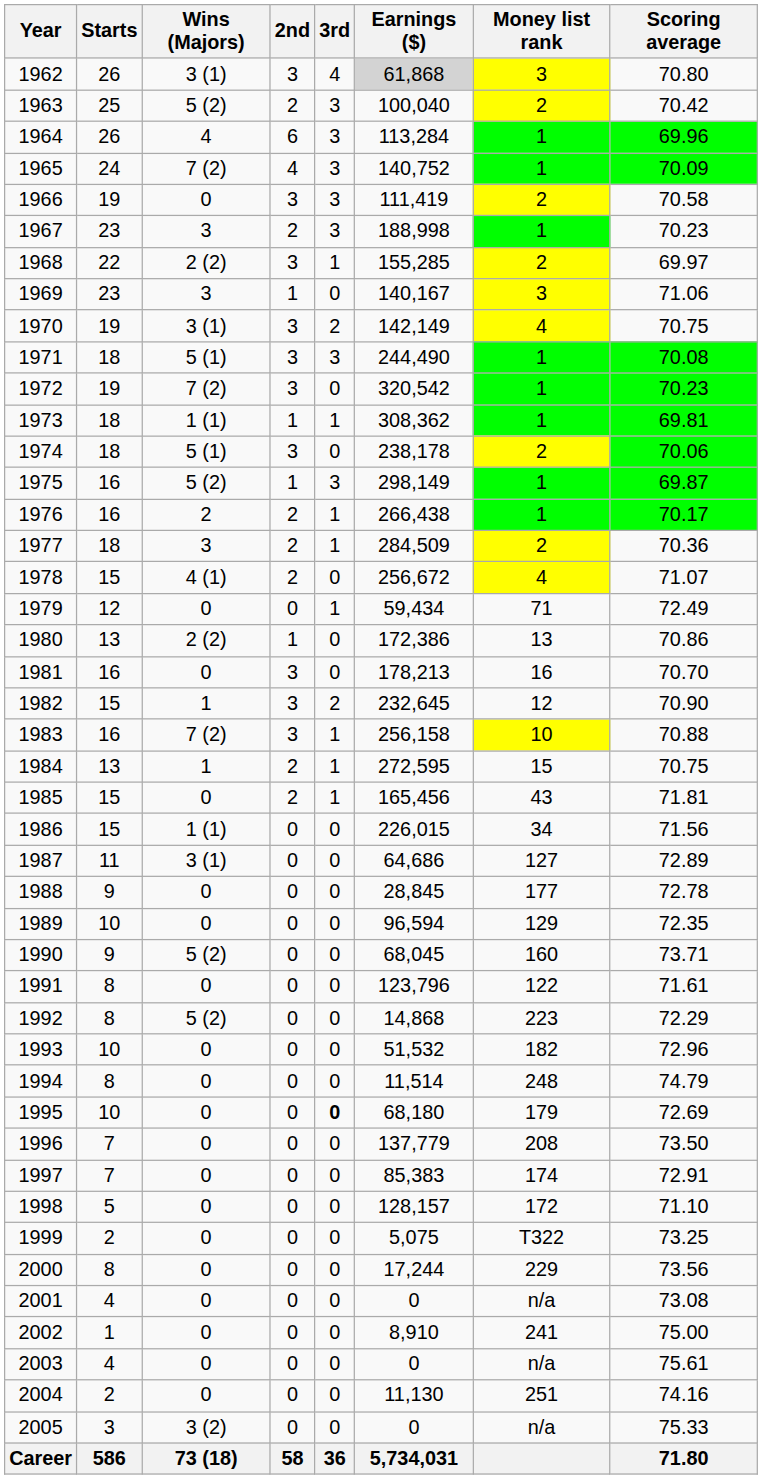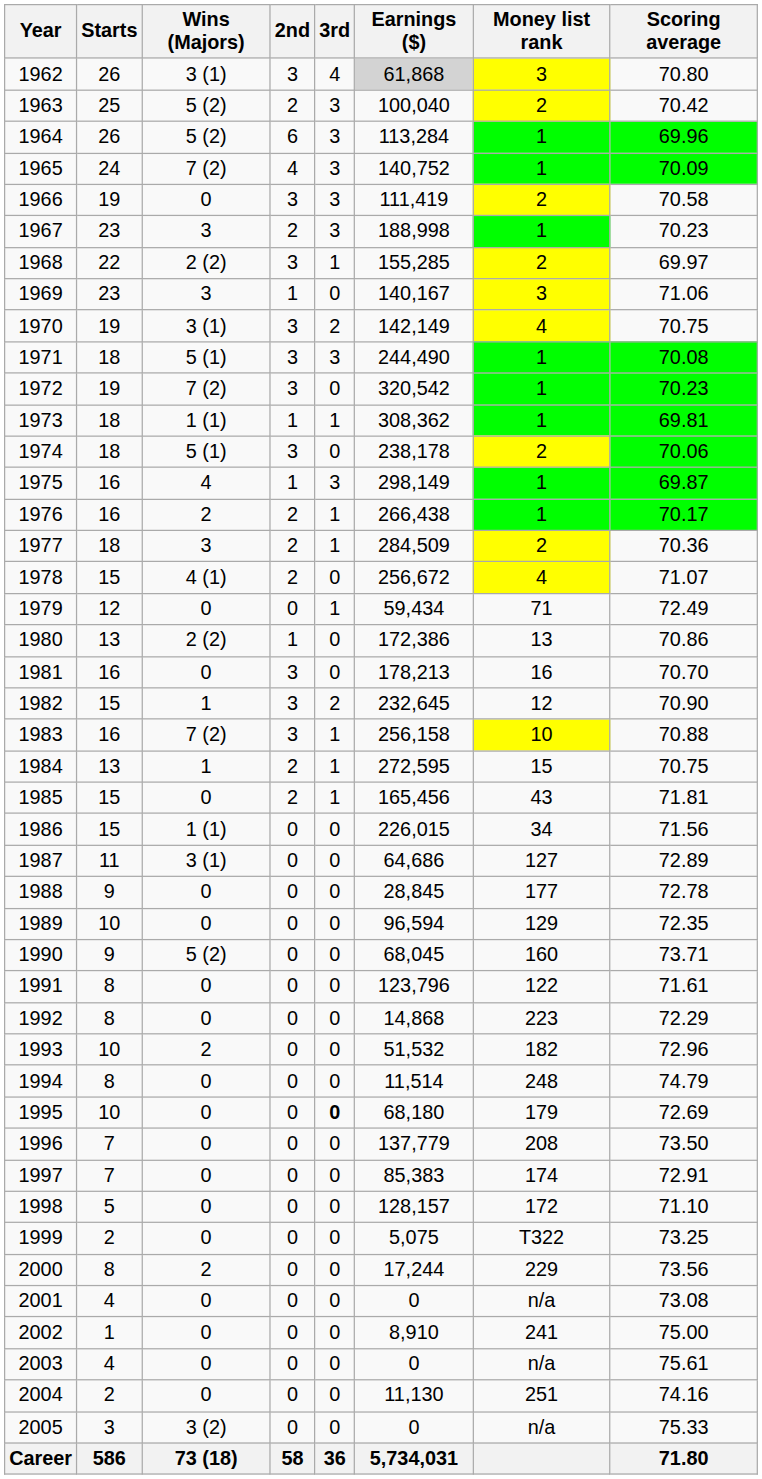(206, 136) 4 -> (206, 136) 5 (2)
(206, 483) 5 (2) -> (206, 483) 4
(206, 1017) 5 (2) -> (206, 1017) 0
(206, 1049) 0 -> (206, 1049) 2
(206, 1269) 0 -> (206, 1269) 2
